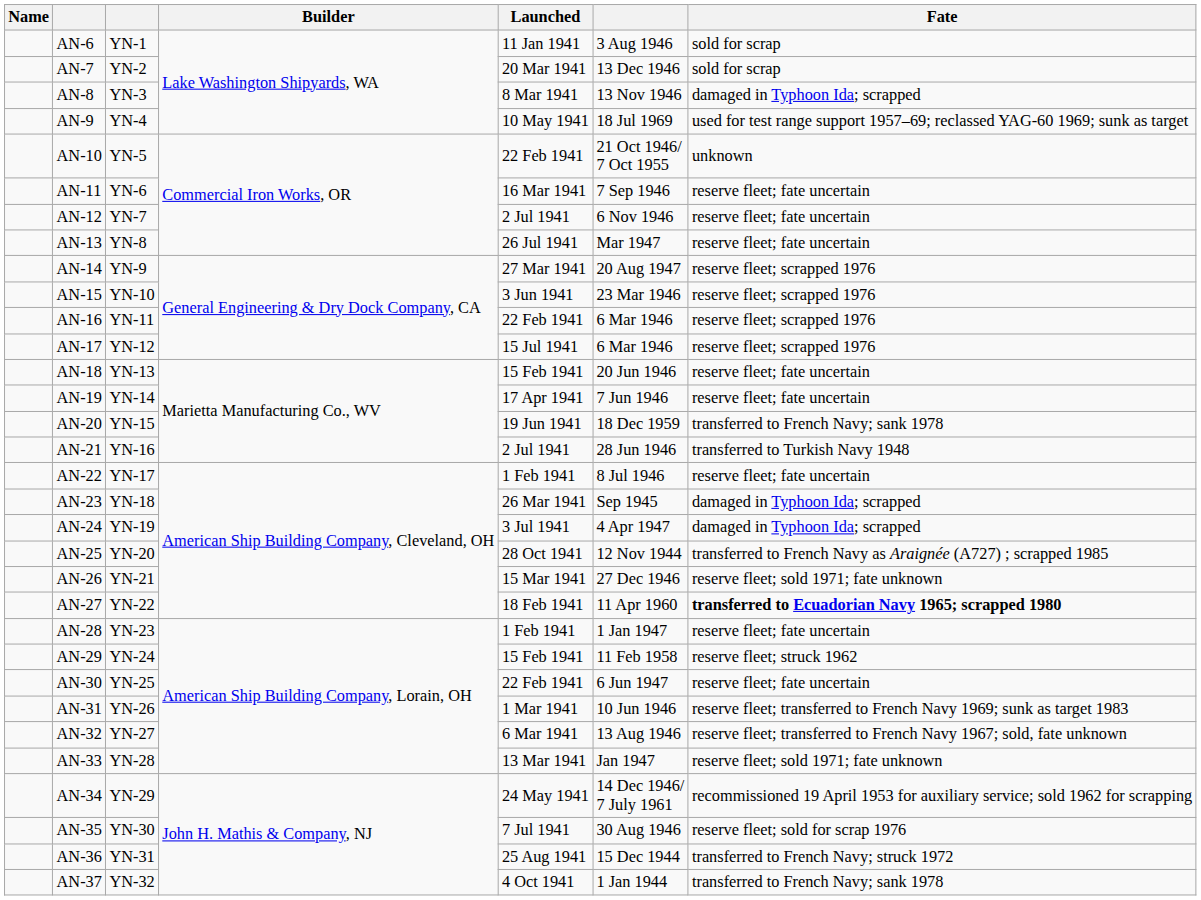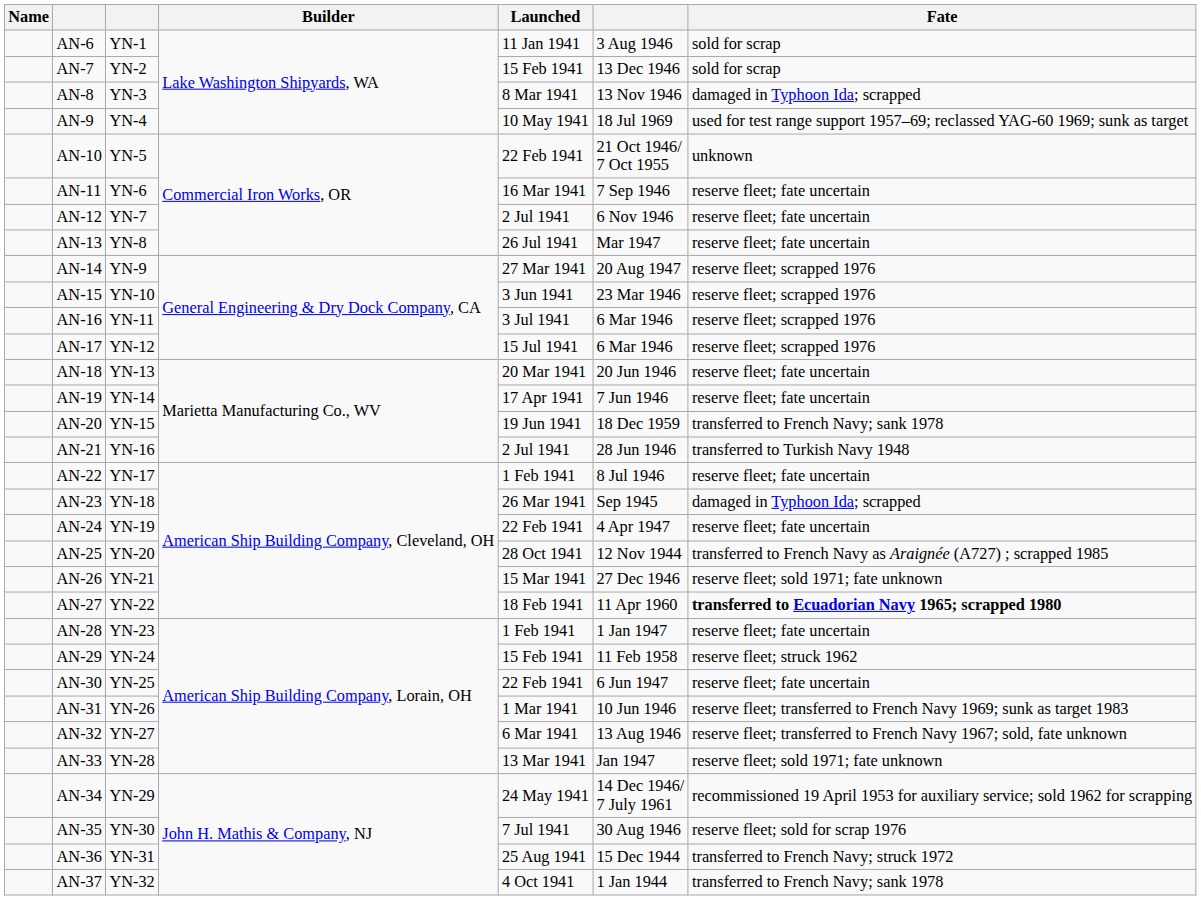(544, 69) 20 Mar 1941 -> (543, 69) 15 Feb 1941
(543, 320) 22 Feb 1941 -> (536, 320) 3 Jul 1941
(543, 372) 15 Feb 1941 -> (544, 372) 20 Mar 1941
(536, 527) 3 Jul 1941 -> (543, 527) 22 Feb 1941
(806, 527) damaged in Typhoon Ida; scrapped -> (781, 527) reserve fleet; fate uncertain
